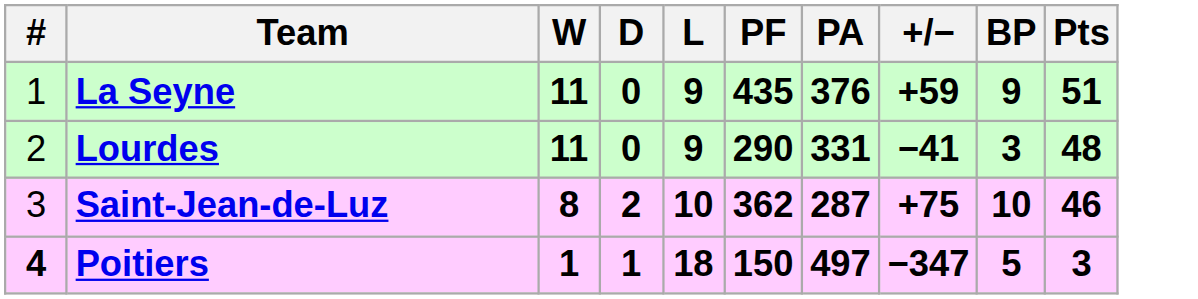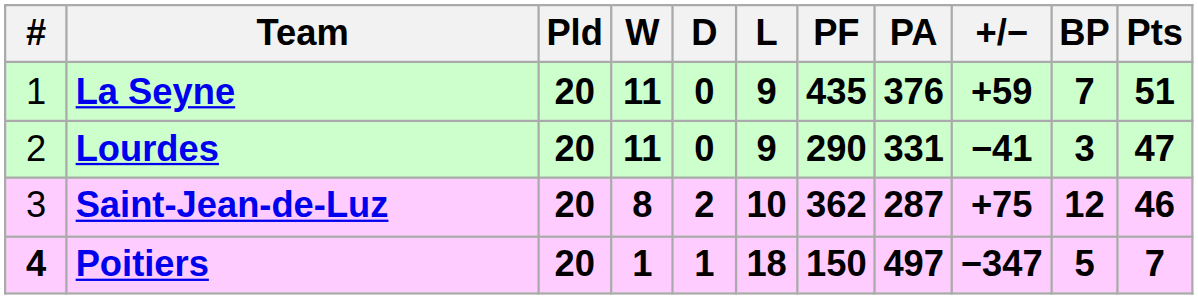+ column: (575, 33)
(1011, 90) 9 -> (1085, 90) 7
(1082, 148) 48 -> (1155, 148) 47
(1011, 206) 10 -> (1085, 206) 12
(1082, 263) 3 -> (1155, 263) 7
